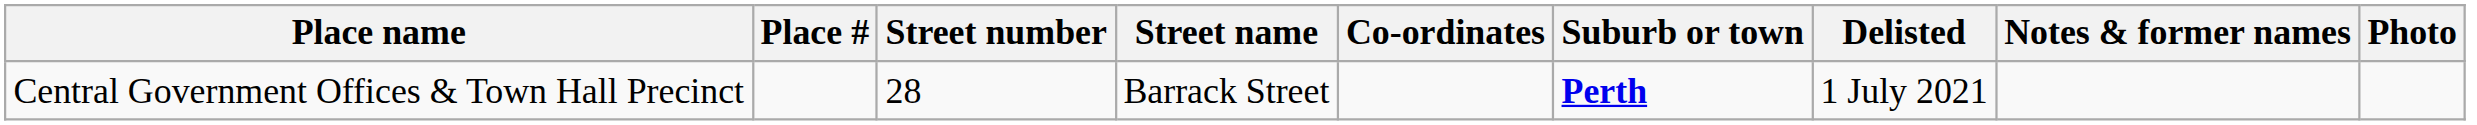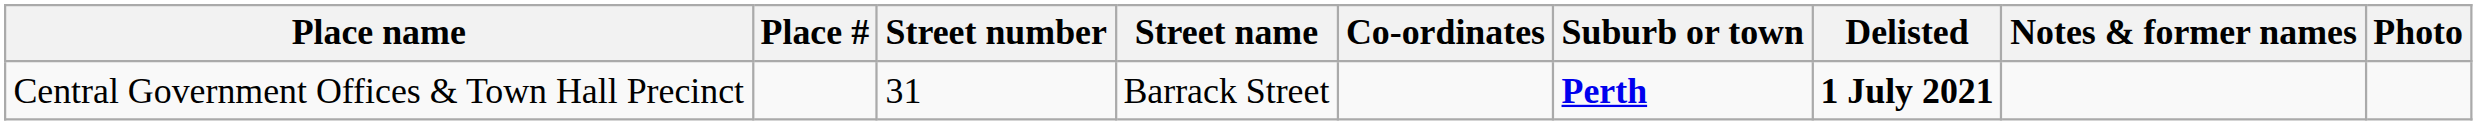(904, 89) 28 -> (904, 89) 31
(1904, 89) normal -> (1907, 89) bold
